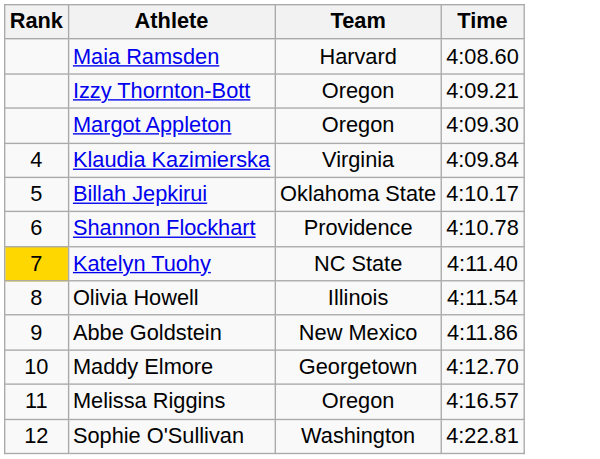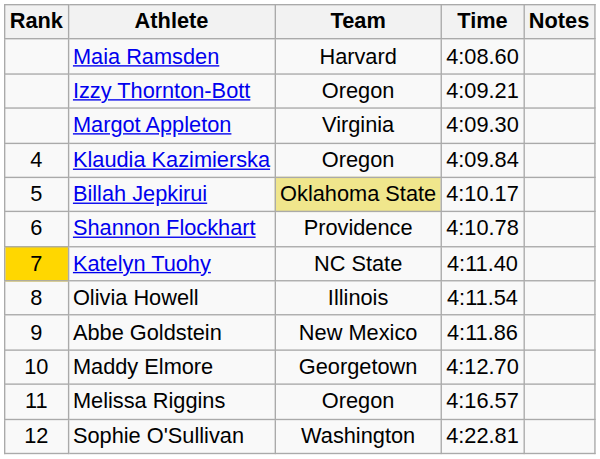+ column: (559, 21)
(358, 125) Oregon -> (358, 125) Virginia
(358, 159) Virginia -> (358, 159) Oregon
(358, 194) no background -> (358, 194) khaki background
